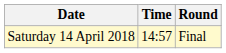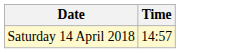- column: (198, 15)
